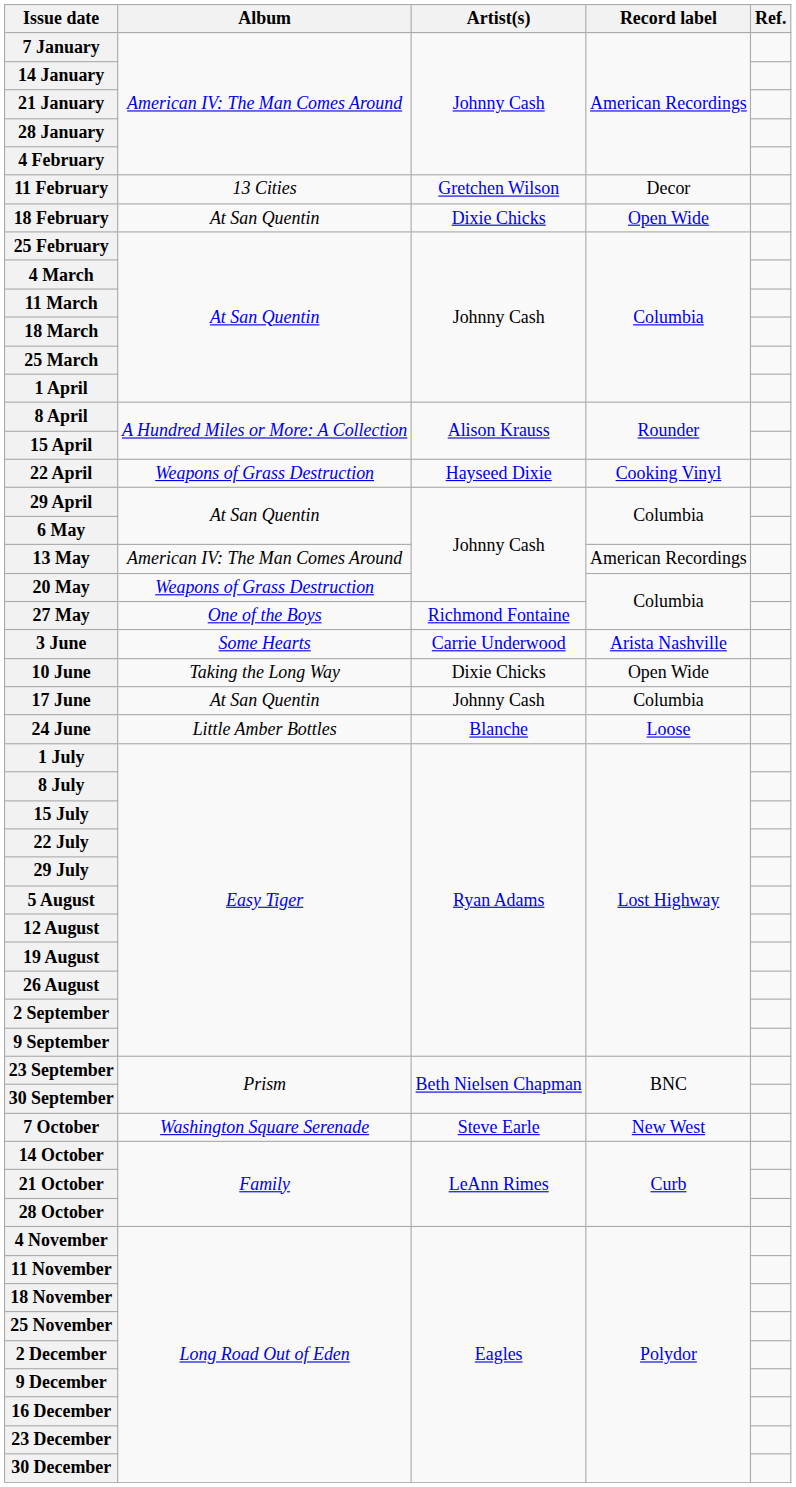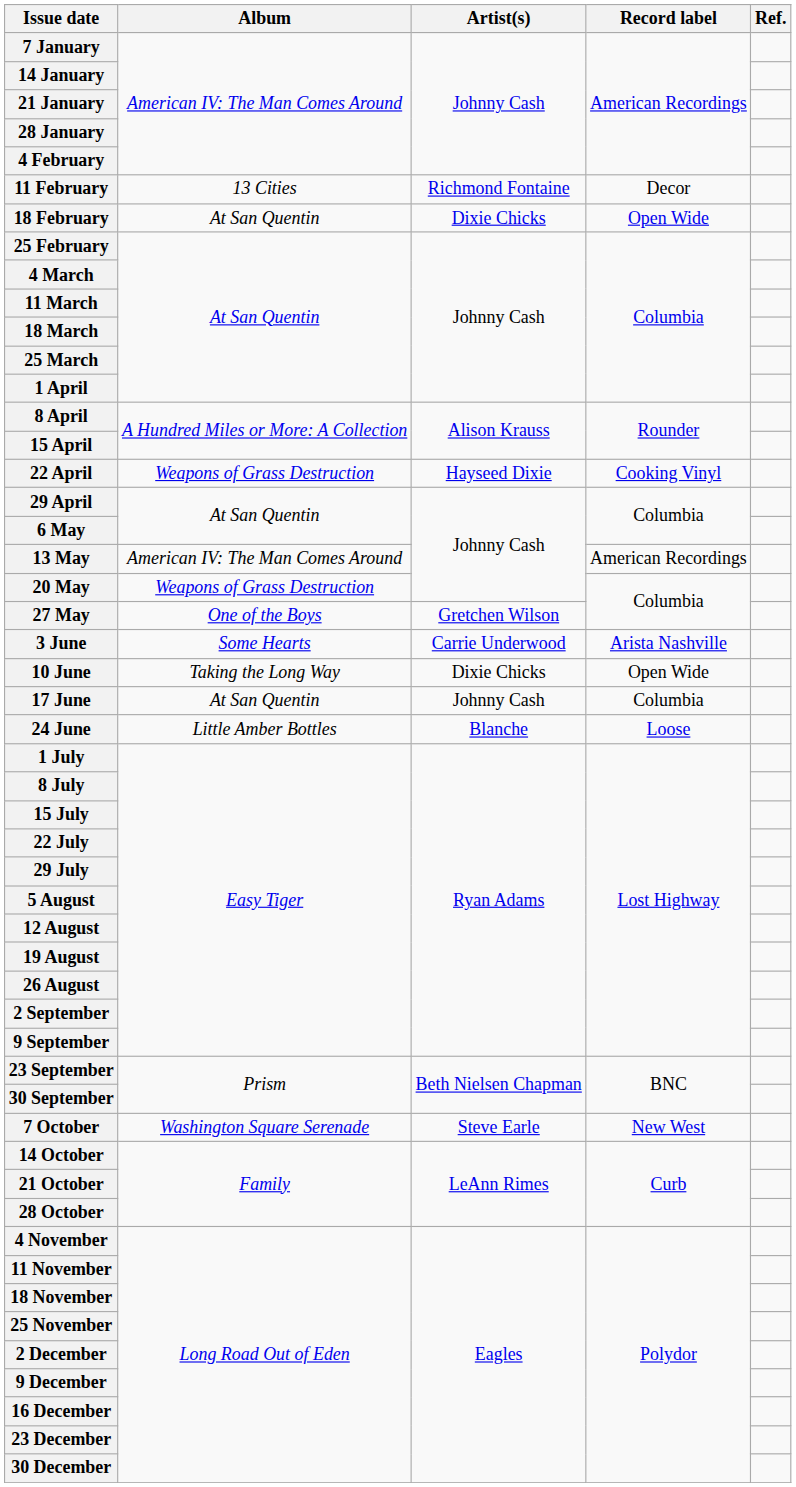(499, 189) Gretchen Wilson -> (499, 189) Richmond Fontaine
(499, 615) Richmond Fontaine -> (499, 615) Gretchen Wilson
